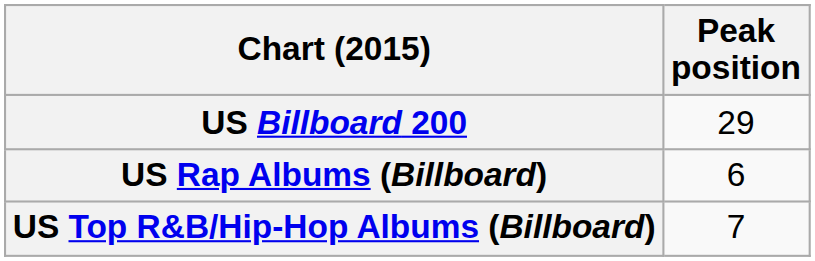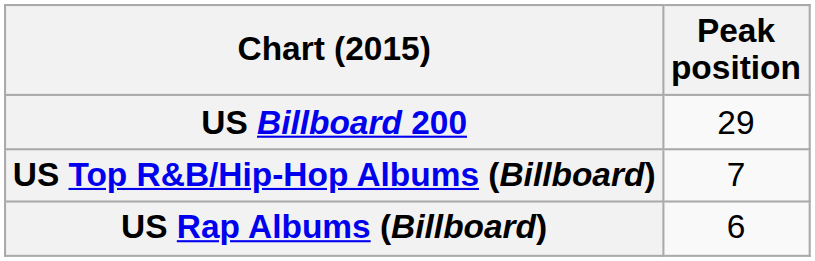rows swapped: (334, 227) <-> (334, 174)
